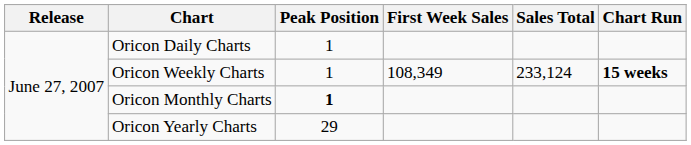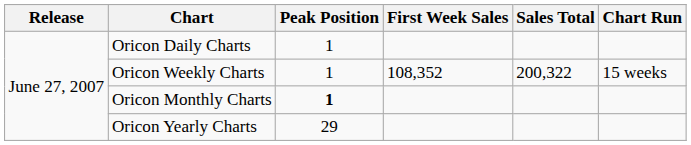(415, 72) 108,349 -> (415, 72) 108,352
(544, 72) 233,124 -> (544, 72) 200,322
(635, 72) bold -> (635, 72) normal
